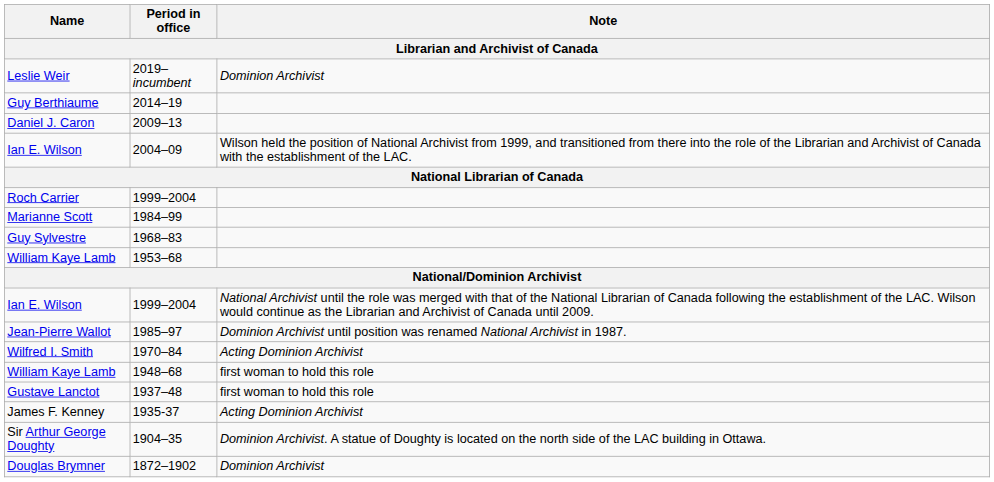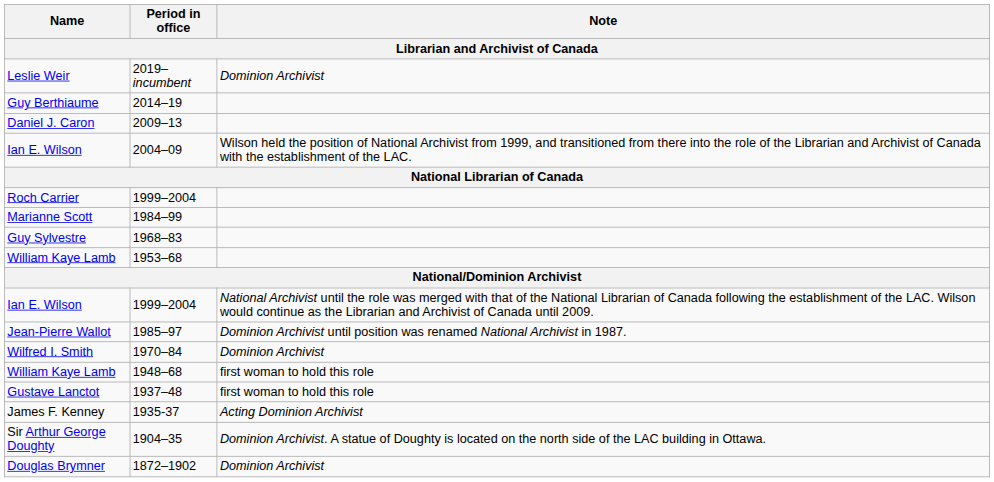(291, 352) Acting Dominion Archivist -> (272, 352) Dominion Archivist
